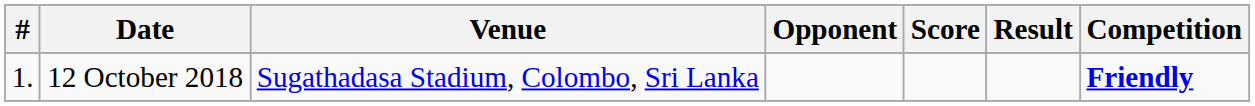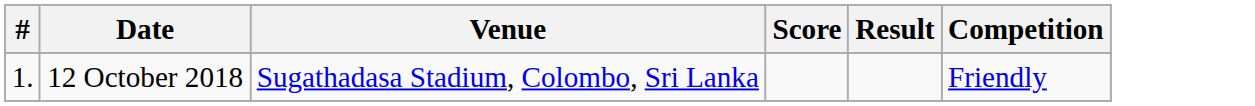- column: (835, 28)
(1140, 76) bold -> (997, 76) normal
